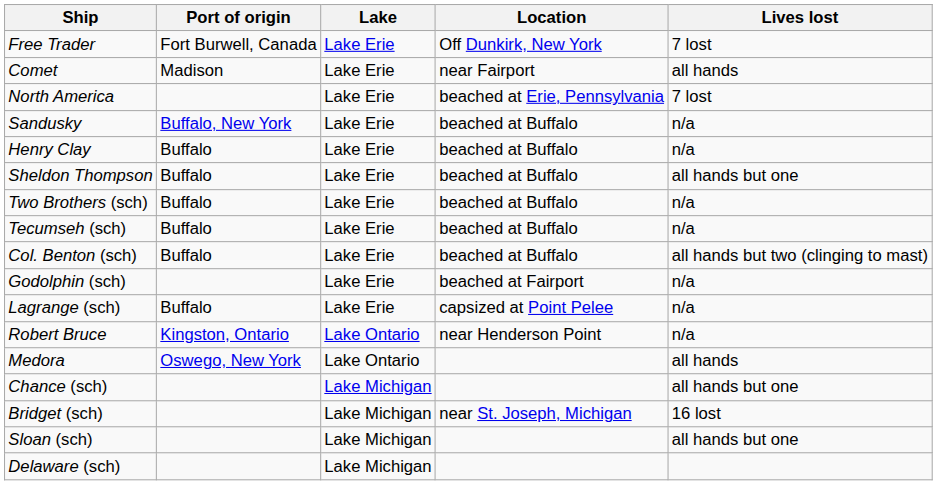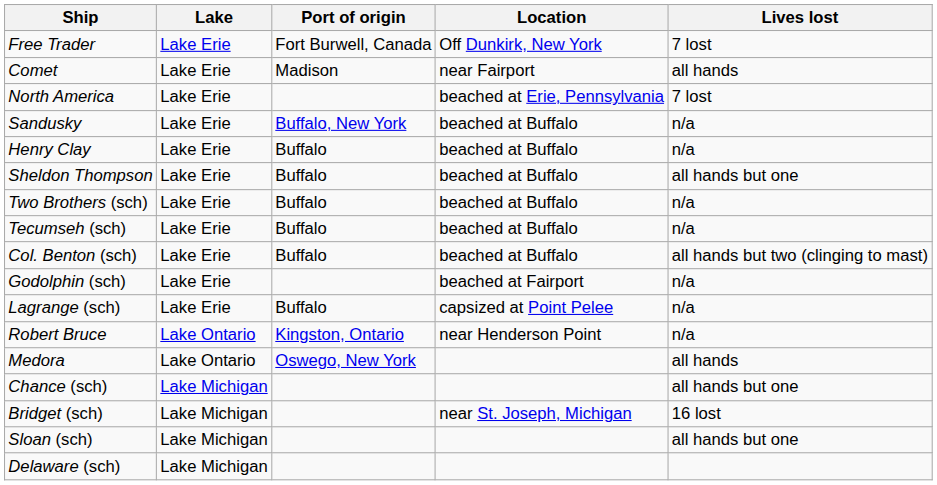columns swapped: (238, 17) <-> (378, 17)
